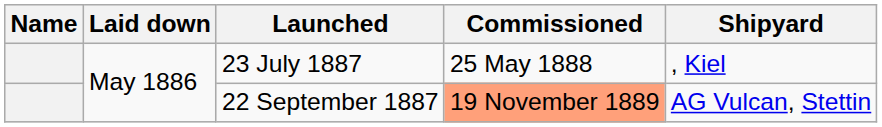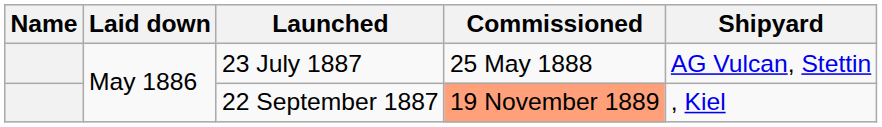(698, 63) , Kiel -> (771, 63) AG Vulcan, Stettin
(771, 102) AG Vulcan, Stettin -> (698, 102) , Kiel
